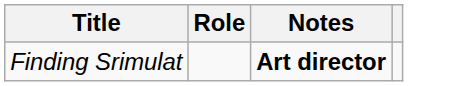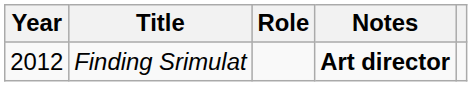+ column: (37, 23)
